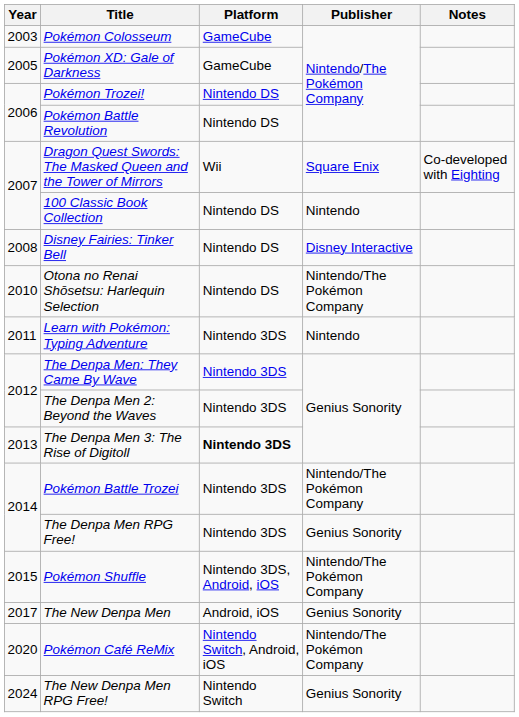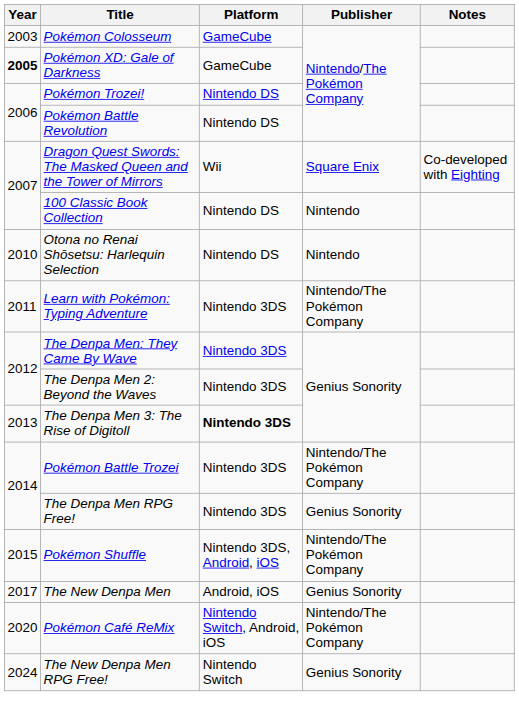(22, 65) normal -> (22, 65) bold
- row: (109, 247)
(346, 291) Nintendo/The Pokémon Company -> (333, 255) Nintendo
(333, 335) Nintendo -> (346, 306) Nintendo/The Pokémon Company
